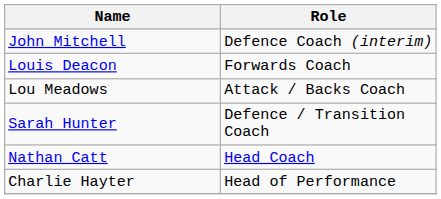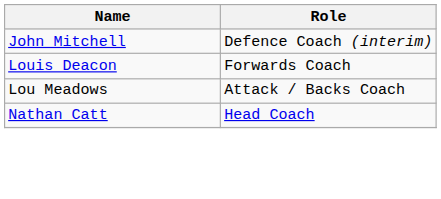- row: (62, 124)
- row: (72, 182)
